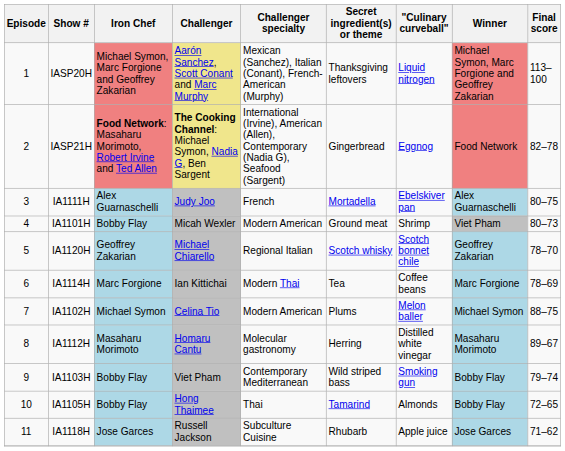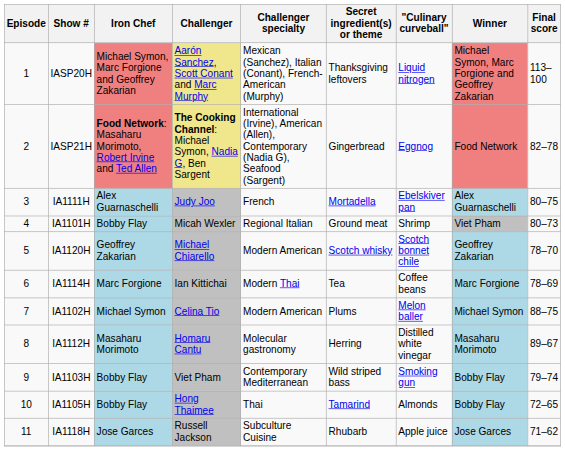(283, 223) Modern American -> (278, 223) Regional Italian
(278, 251) Regional Italian -> (283, 251) Modern American
